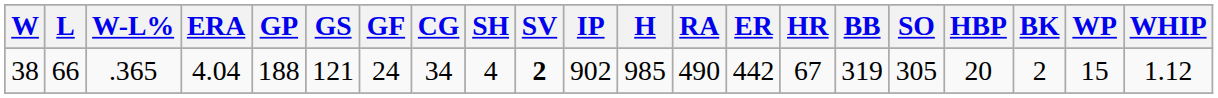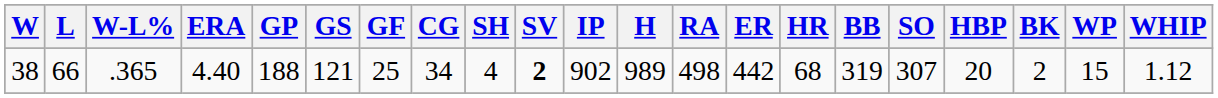(216, 70) 4.04 -> (216, 70) 4.40
(386, 70) 24 -> (386, 70) 25
(645, 70) 985 -> (645, 70) 989
(699, 70) 490 -> (699, 70) 498
(808, 70) 67 -> (808, 70) 68
(916, 70) 305 -> (916, 70) 307
